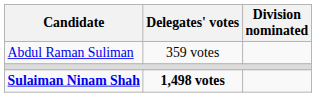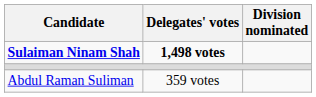rows swapped: (74, 80) <-> (71, 52)
